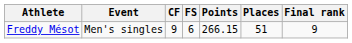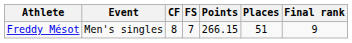(174, 29) 9 -> (174, 29) 8
(191, 29) 6 -> (191, 29) 7
